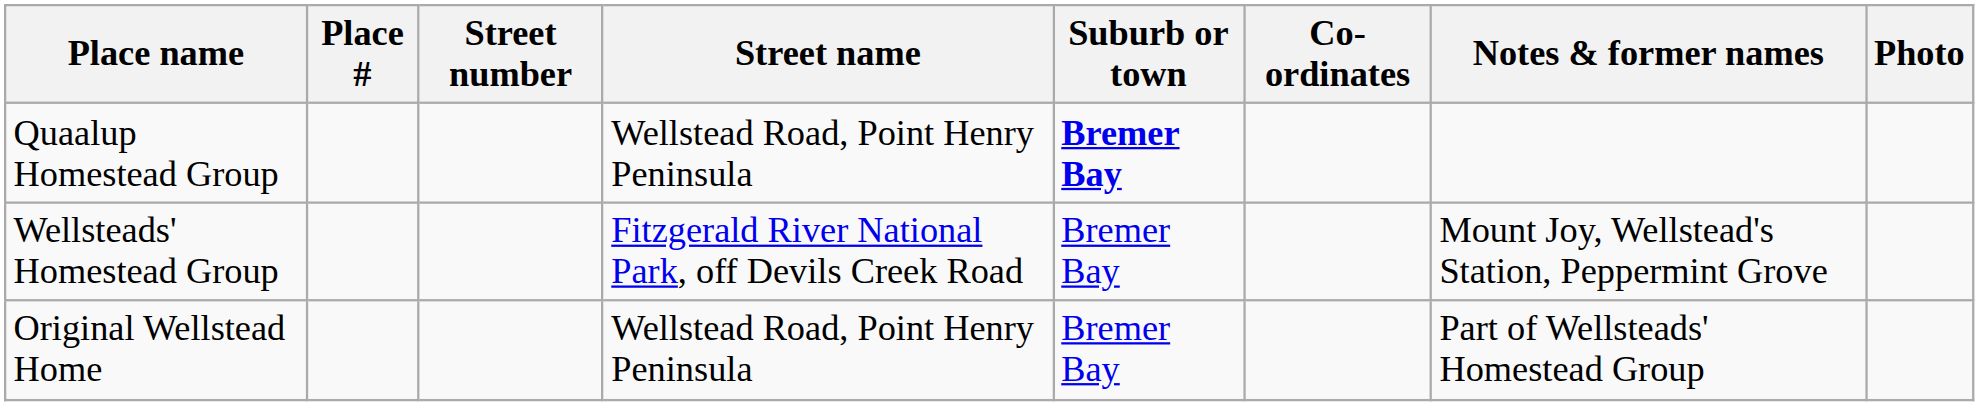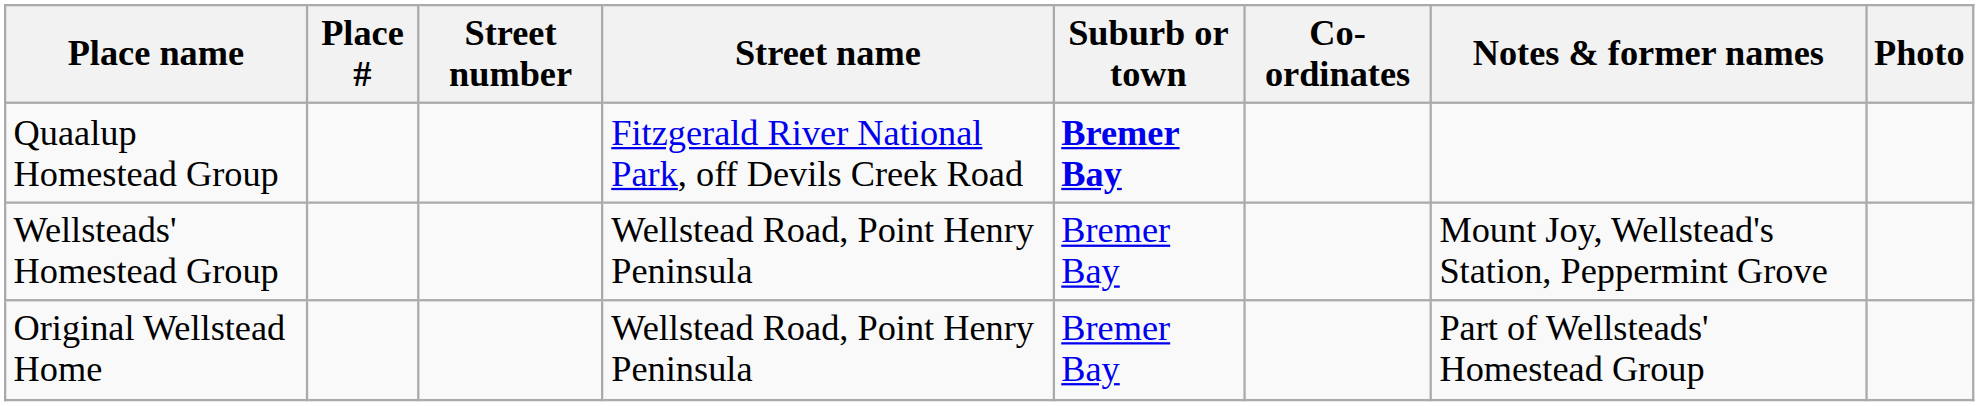(823, 152) Wellstead Road, Point Henry Peninsula -> (817, 152) Fitzgerald River National Park, off Devils Creek Road
(817, 250) Fitzgerald River National Park, off Devils Creek Road -> (823, 250) Wellstead Road, Point Henry Peninsula
